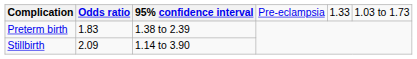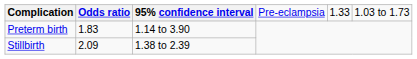(162, 29) 1.38 to 2.39 -> (162, 29) 1.14 to 3.90
(162, 46) 1.14 to 3.90 -> (162, 46) 1.38 to 2.39
